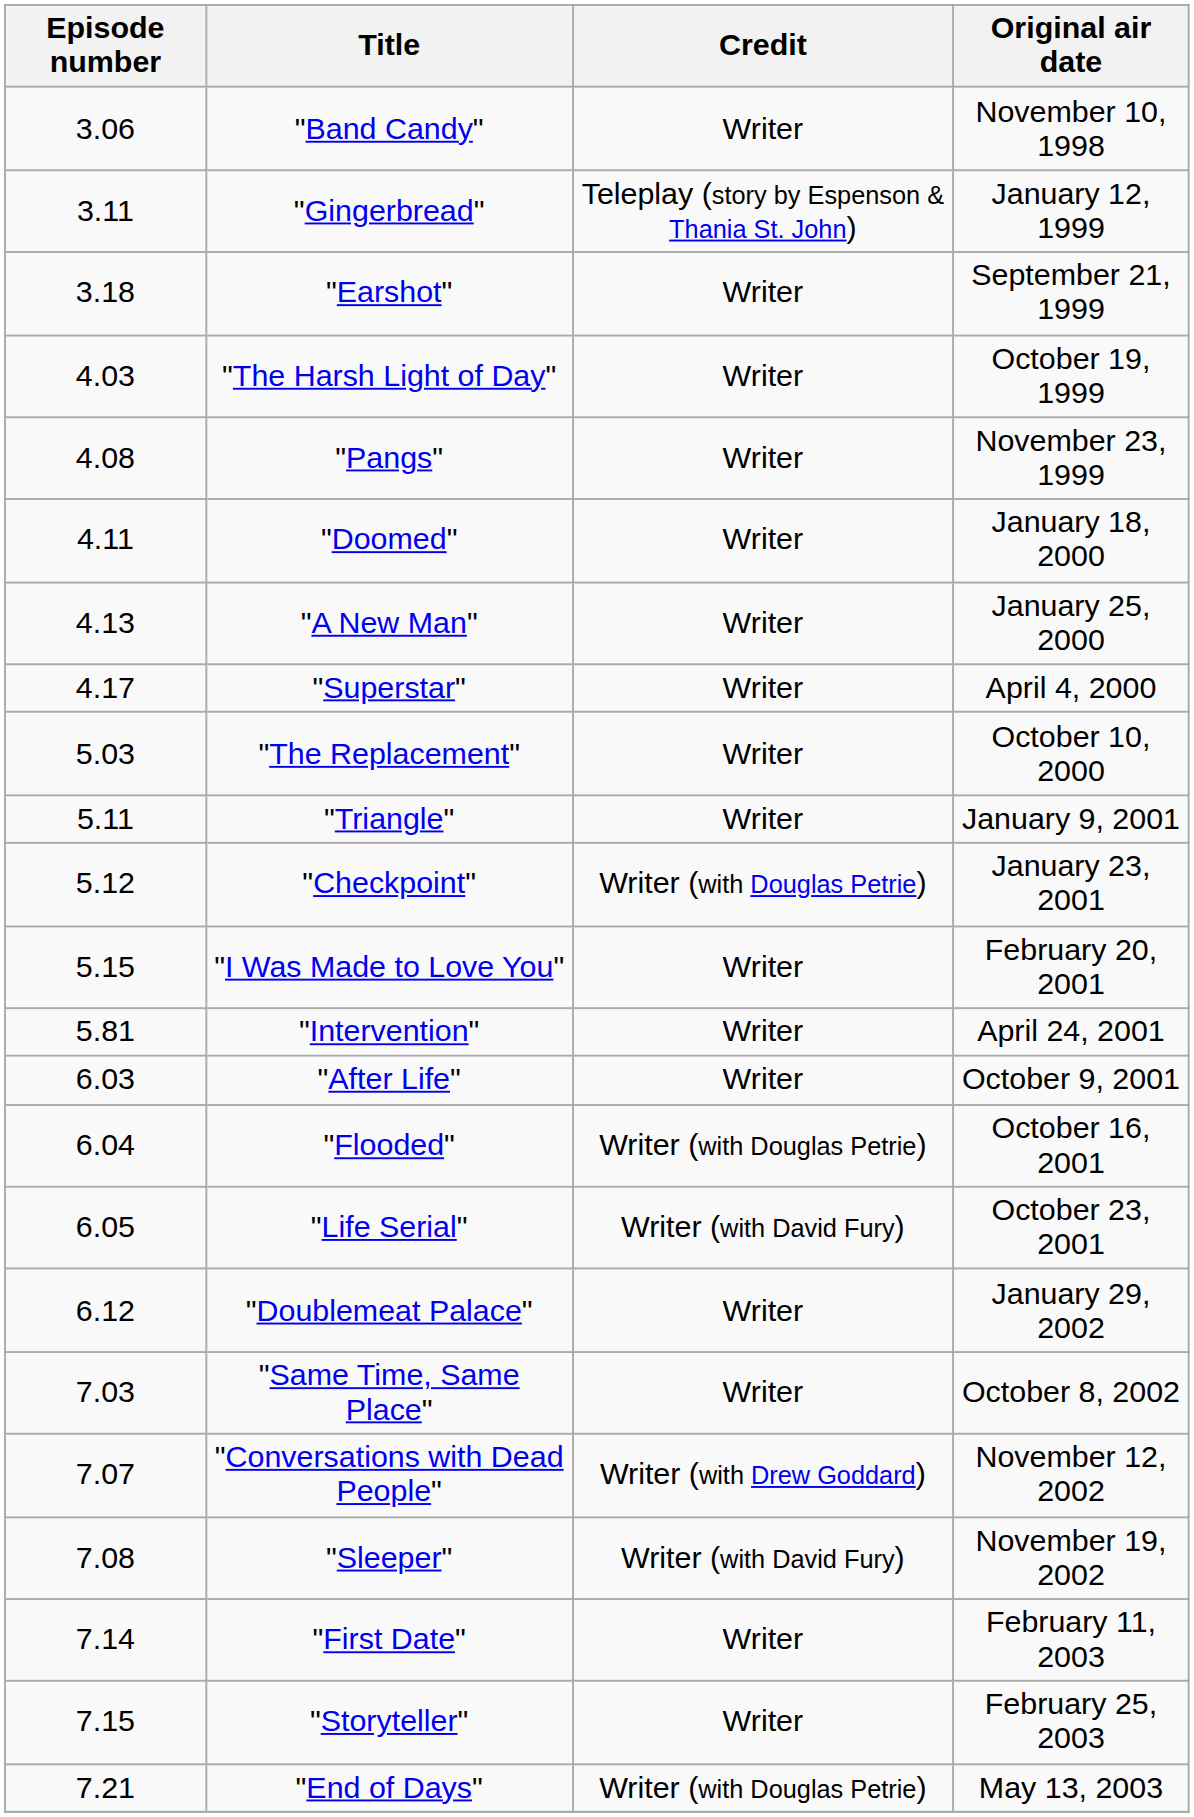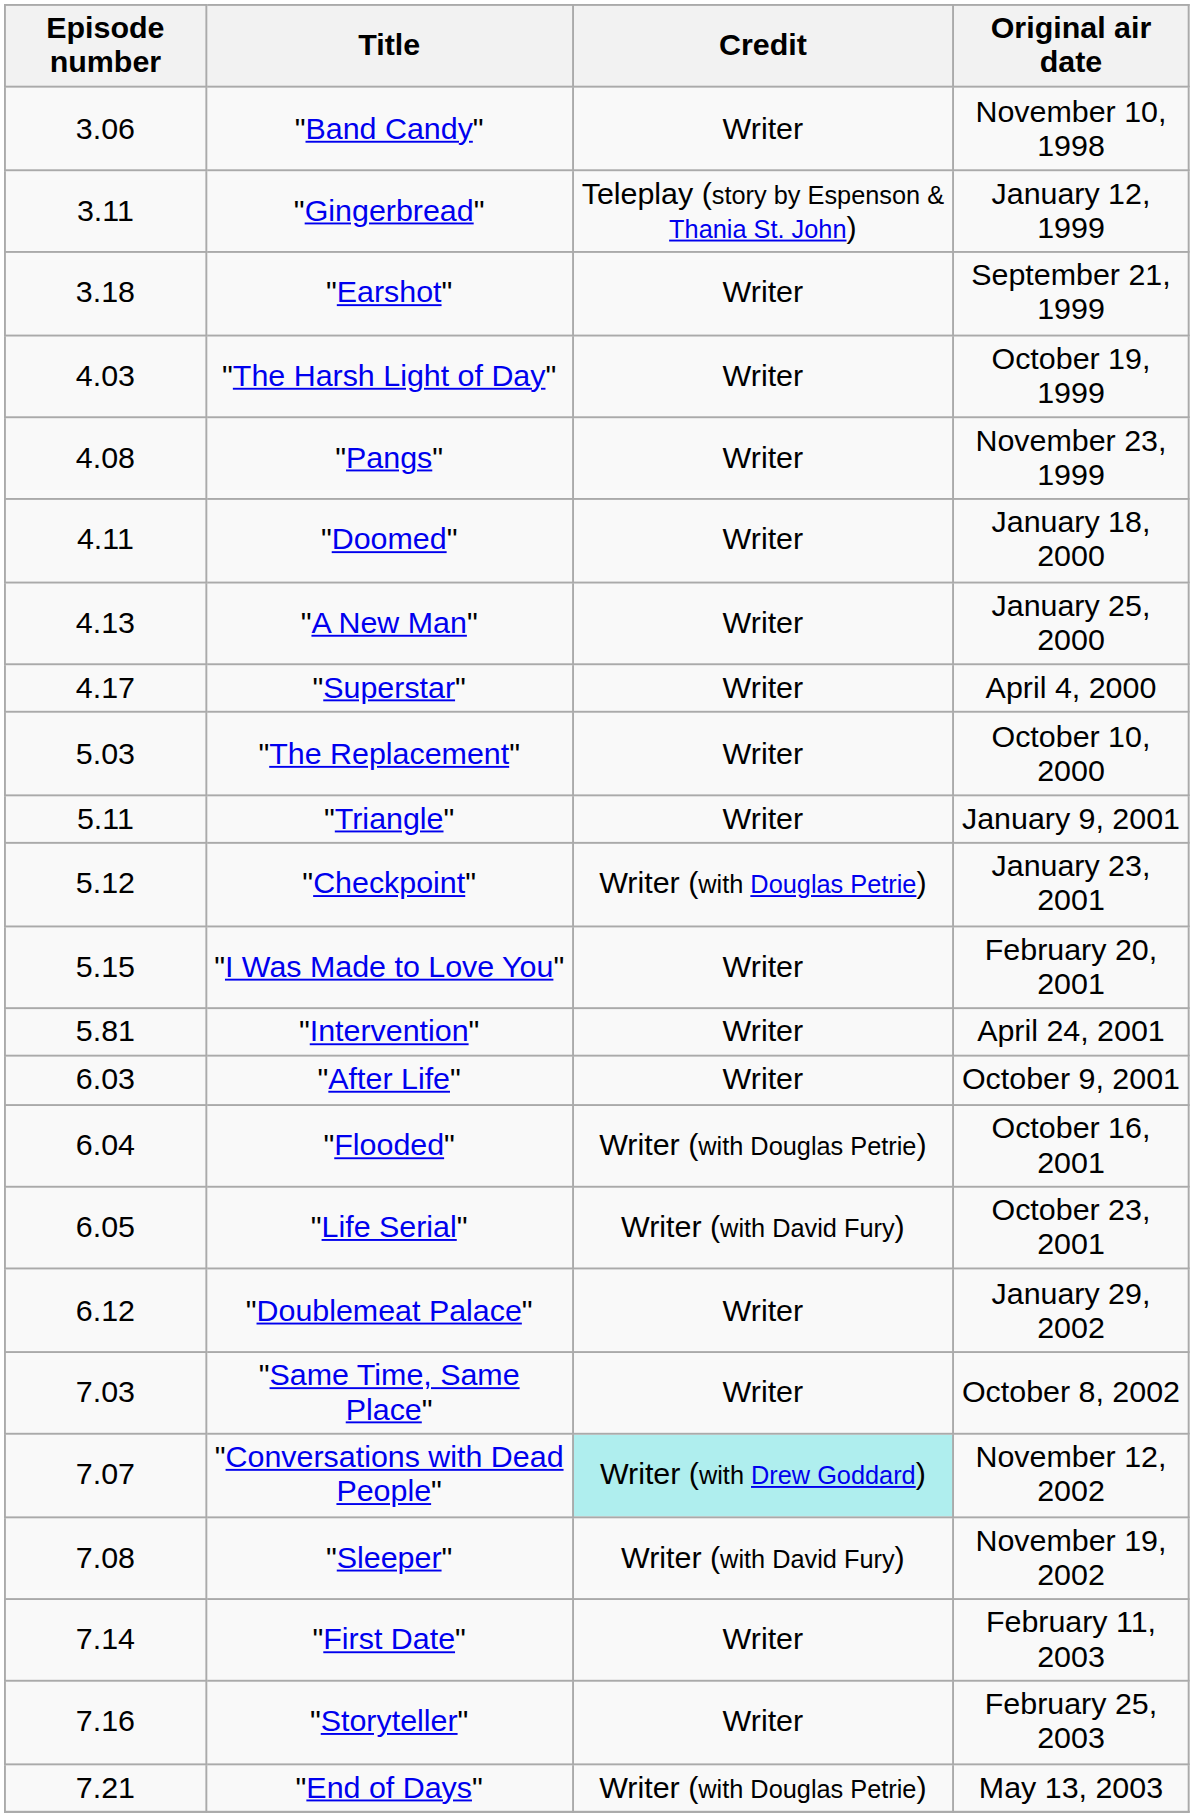(763, 1474) no background -> (763, 1474) paleturquoise background
(105, 1721) 7.15 -> (105, 1721) 7.16
